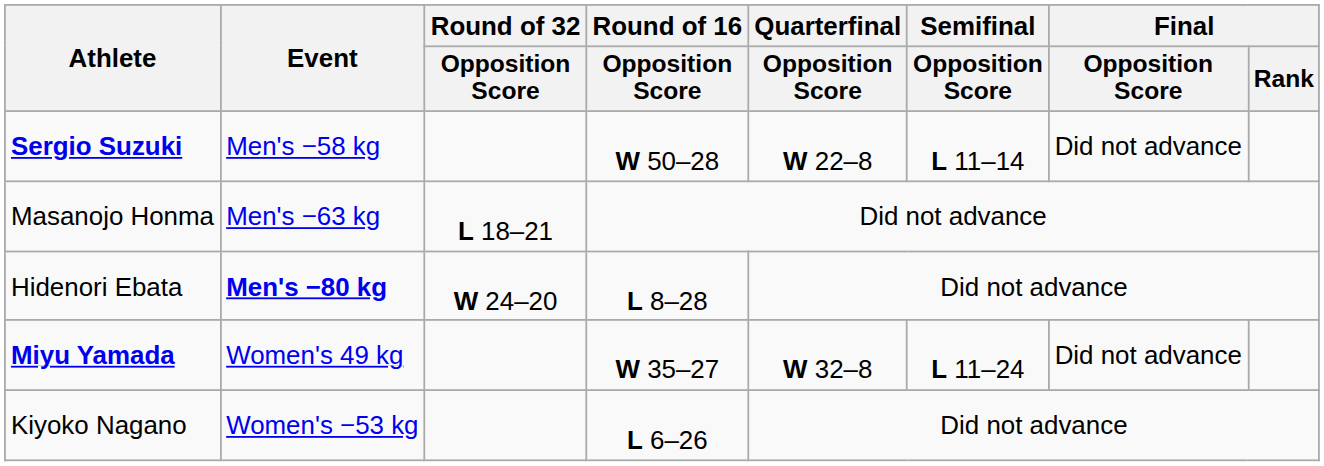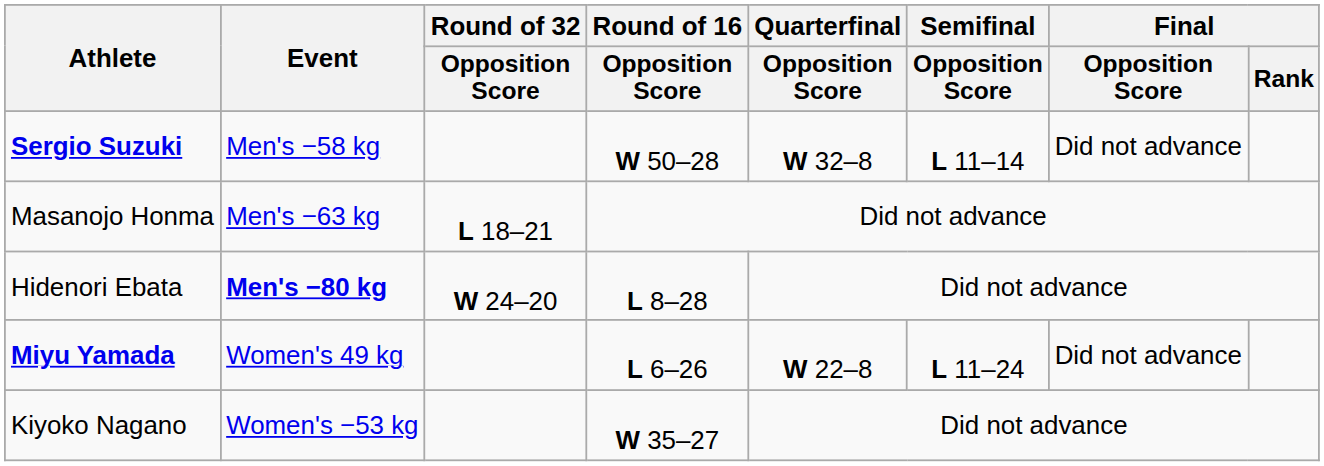(828, 161) W 22–8 -> (828, 161) W 32–8
(667, 370) W 35–27 -> (667, 370) L 6–26
(828, 370) W 32–8 -> (828, 370) W 22–8
(667, 440) L 6–26 -> (667, 440) W 35–27
